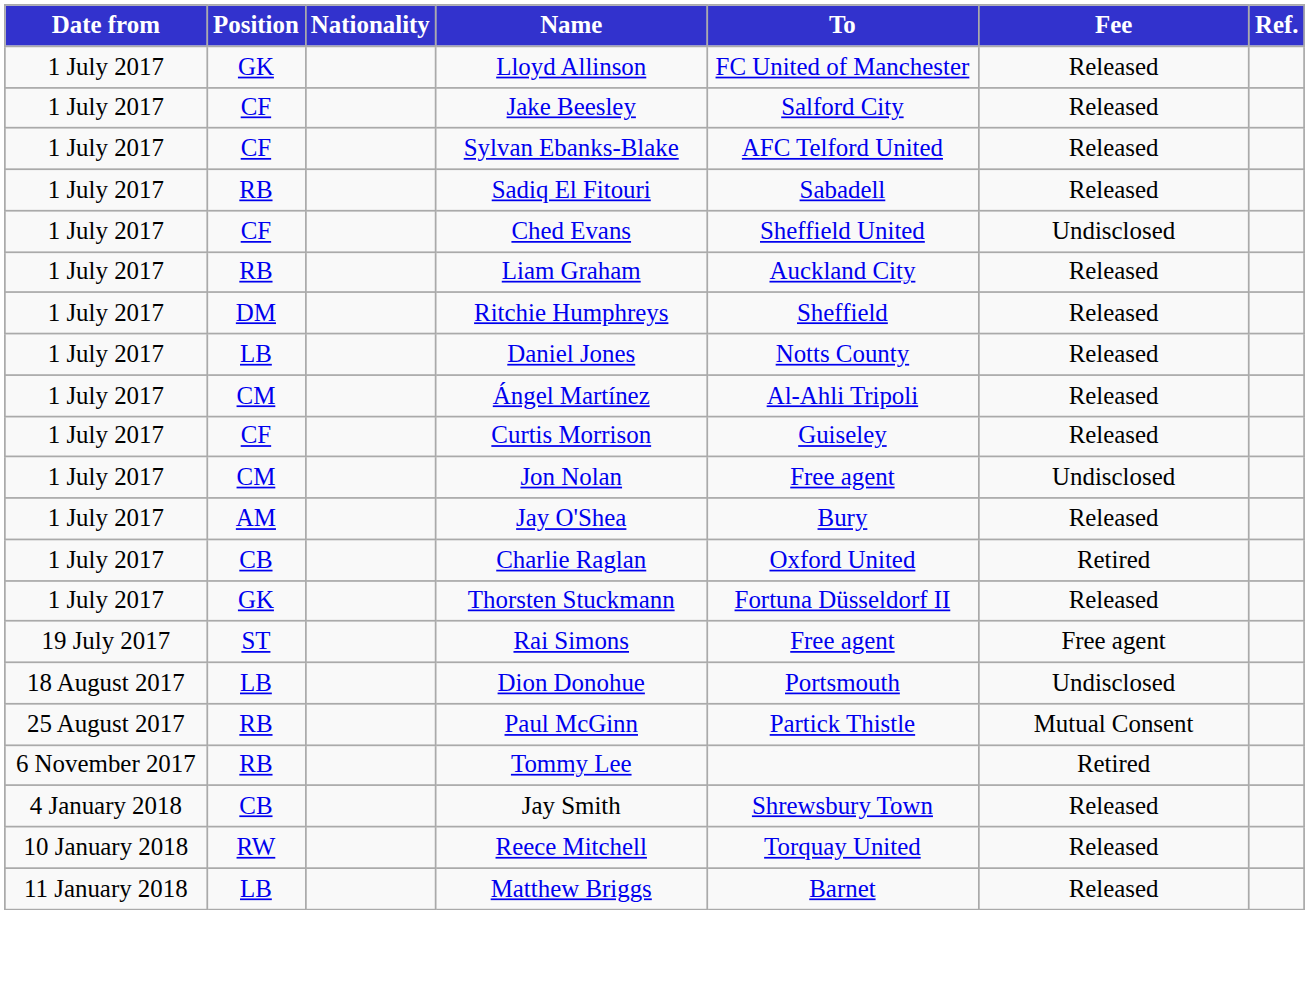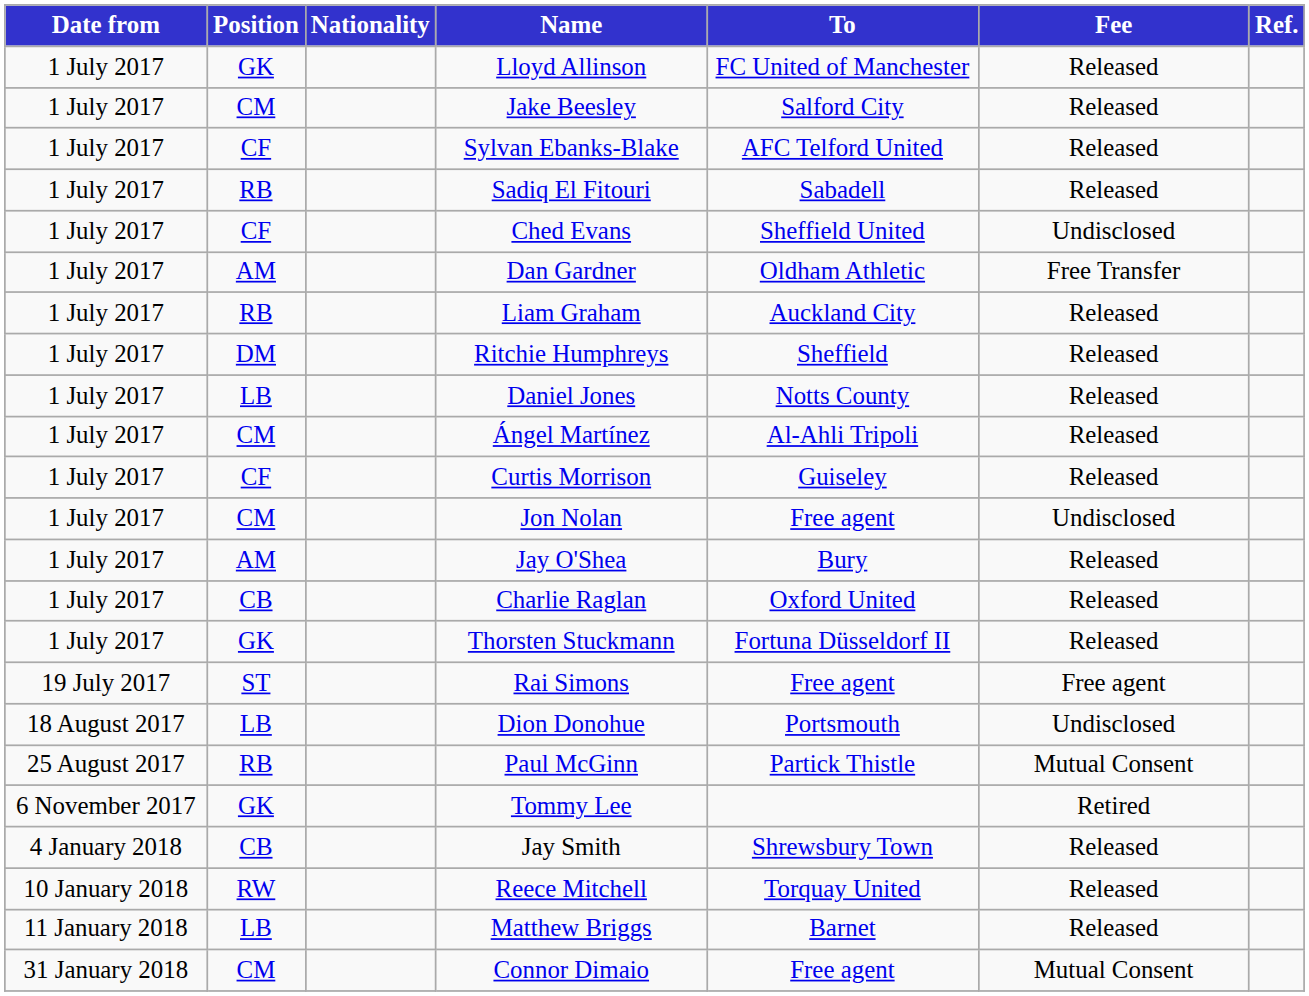(256, 107) CF -> (256, 107) CM
+ row: (571, 271)
(1114, 559) Retired -> (1114, 600) Released
(256, 765) RB -> (256, 806) GK
+ row: (571, 970)
